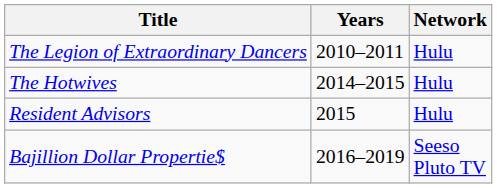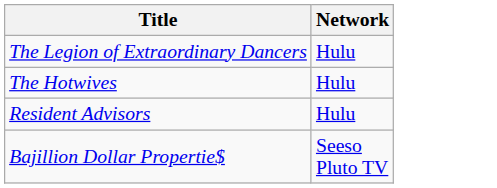- column: (360, 20)
